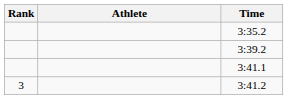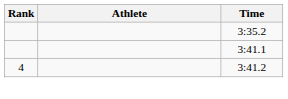- row: (252, 49)
(21, 85) 3 -> (21, 67) 4
